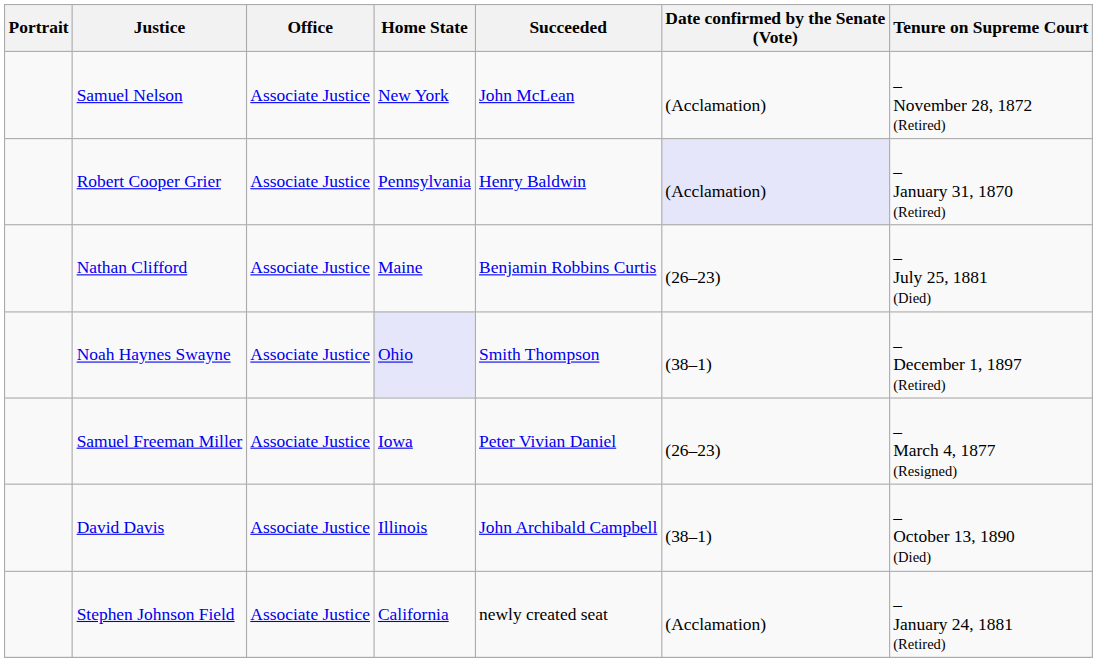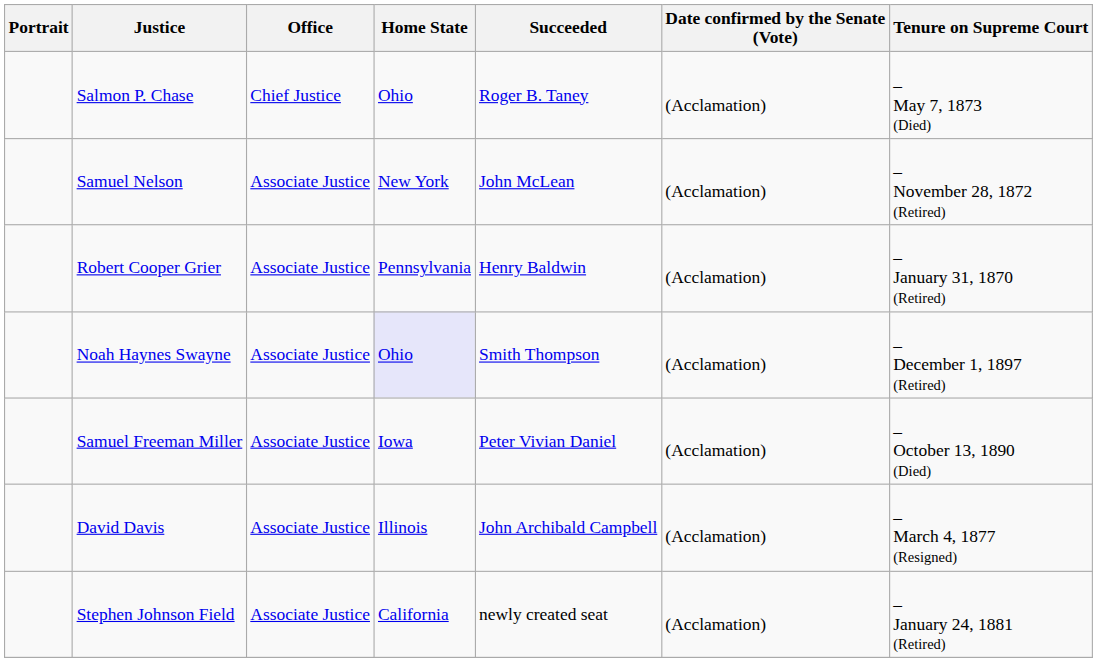+ row: (135, 95)
(716, 191) lavender background -> (716, 277) no background
- row: (132, 268)
(689, 364) (38–1) -> (716, 364) (Acclamation)
(693, 450) (26–23) -> (716, 450) (Acclamation)
(944, 450) – March 4, 1877 (Resigned) -> (954, 450) – October 13, 1890 (Died)
(689, 537) (38–1) -> (716, 537) (Acclamation)
(954, 537) – October 13, 1890 (Died) -> (944, 537) – March 4, 1877 (Resigned)
